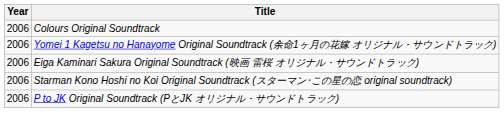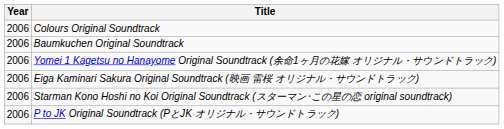+ row: (109, 44)
